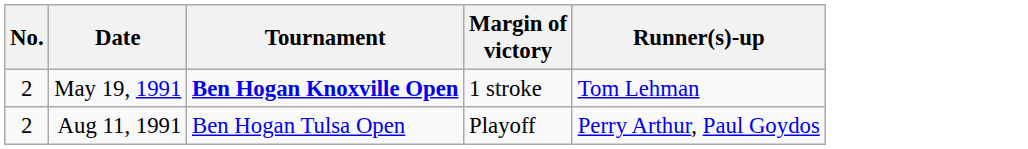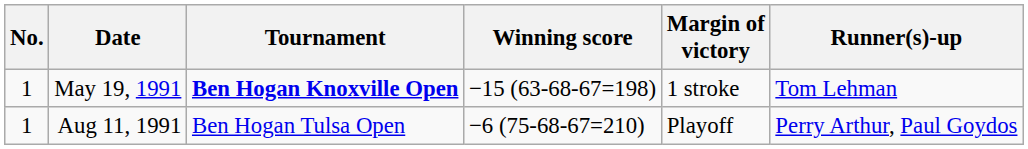+ column: (563, 36)
(27, 88) 2 -> (27, 88) 1
(27, 125) 2 -> (27, 125) 1
